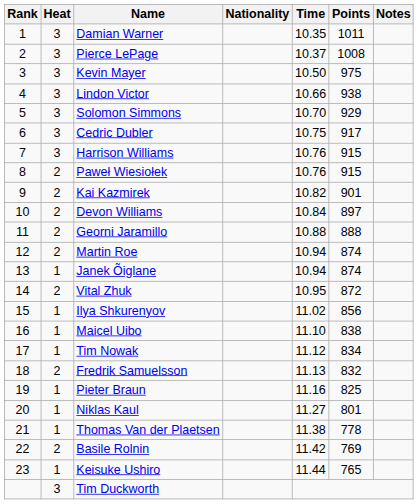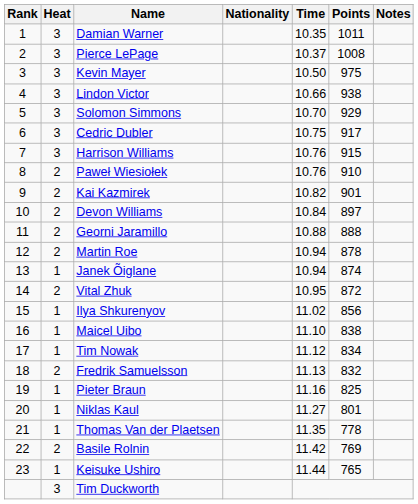(351, 172) 915 -> (351, 172) 910
(351, 251) 874 -> (351, 251) 878
(311, 430) 11.38 -> (311, 430) 11.35
